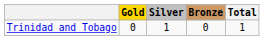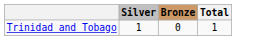- column: (133, 12)
